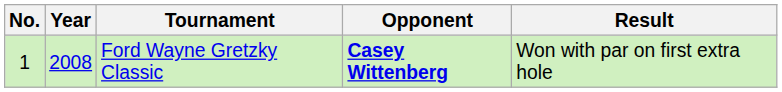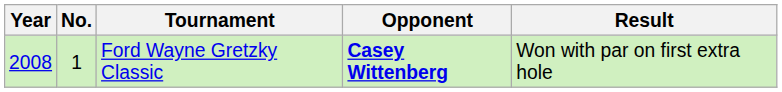columns swapped: (25, 20) <-> (71, 20)
